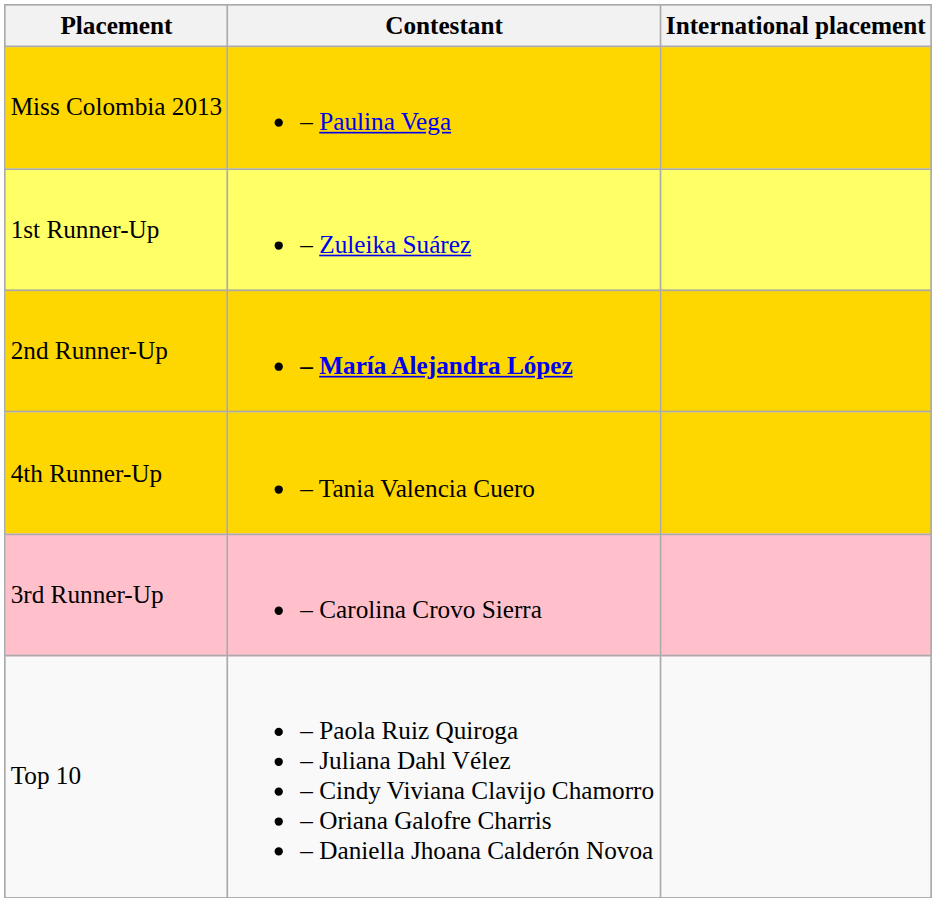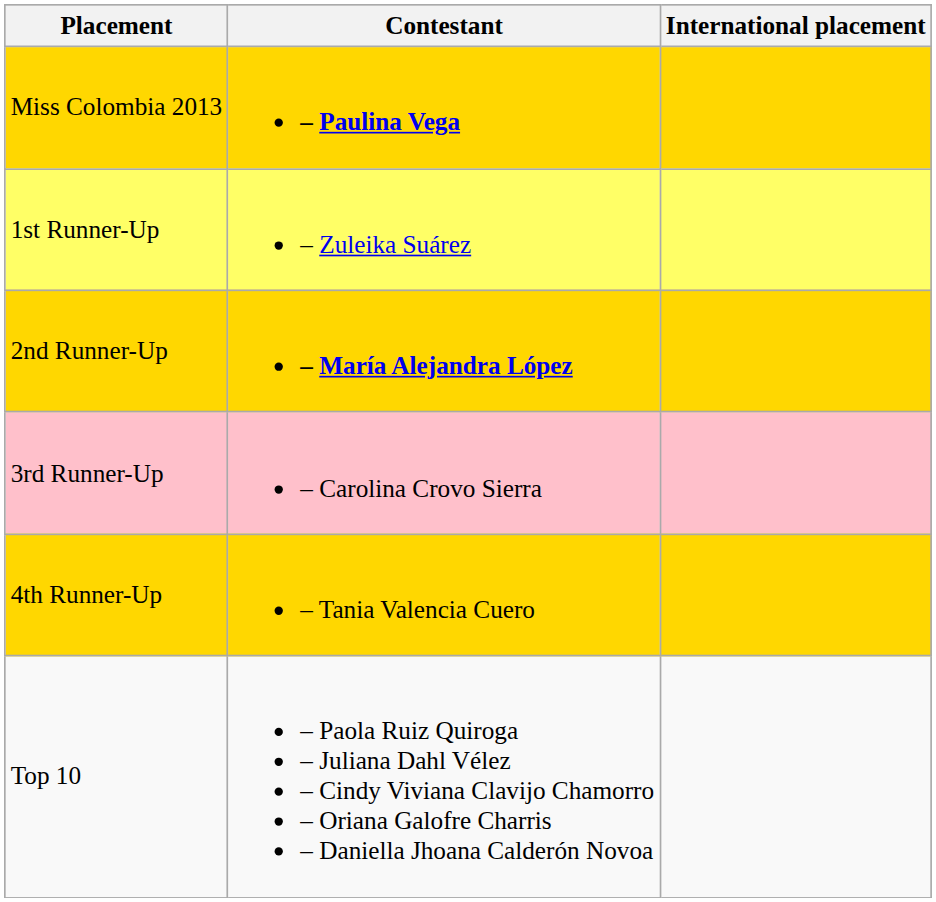(444, 123) normal -> (444, 123) bold
rows swapped: (87, 594) <-> (86, 472)
